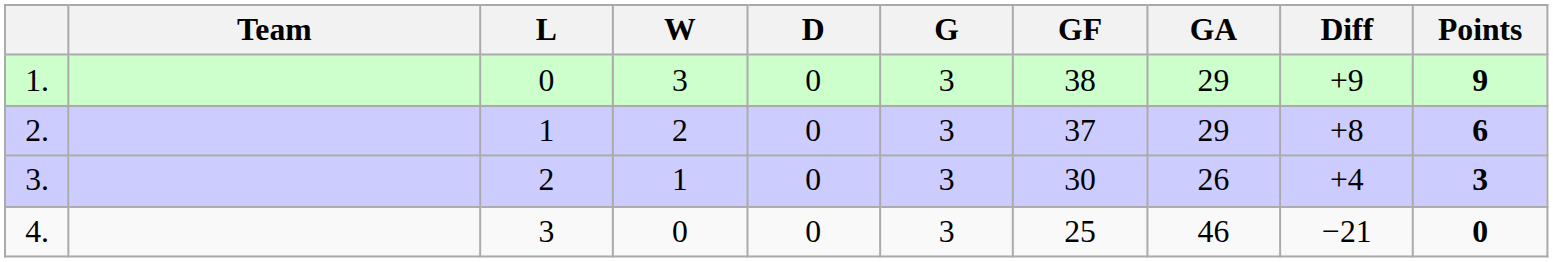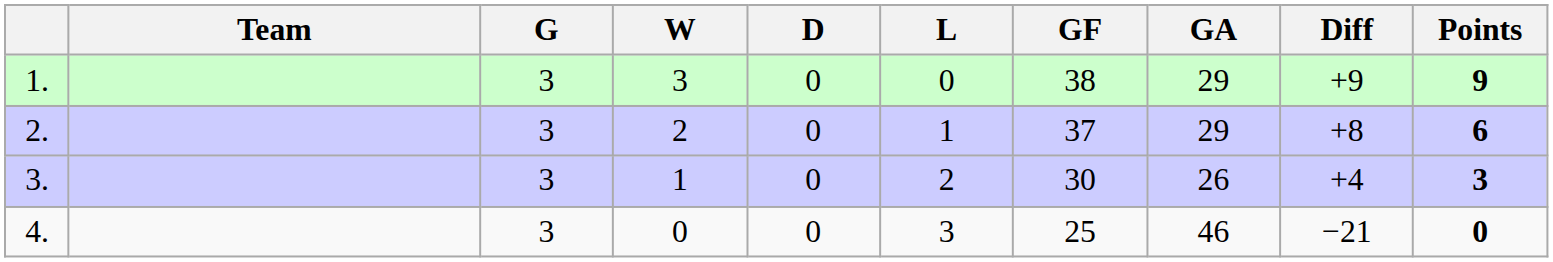columns swapped: (947, 29) <-> (546, 29)
